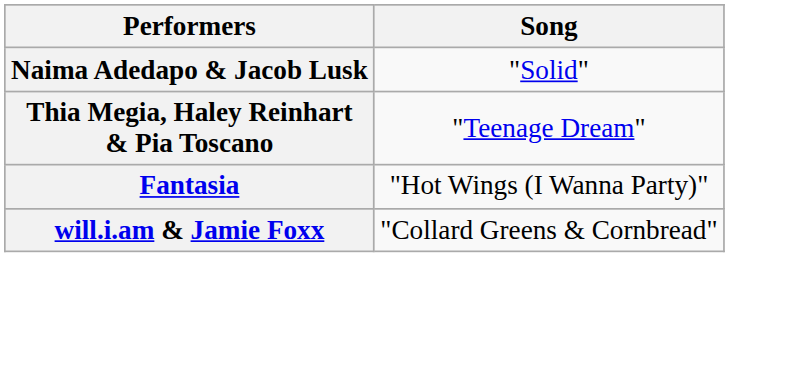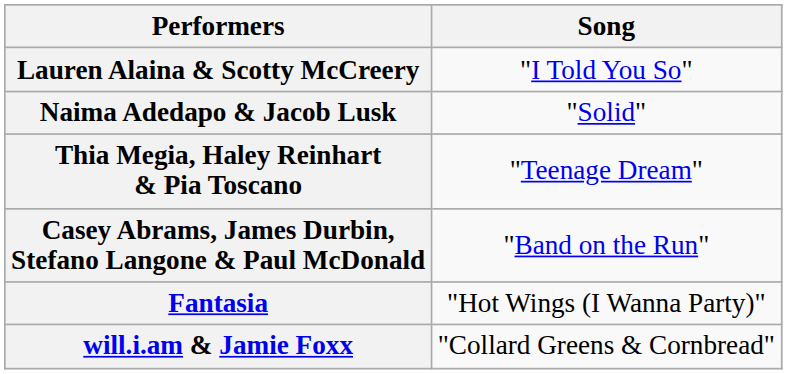+ row: (218, 69)
+ row: (218, 244)
